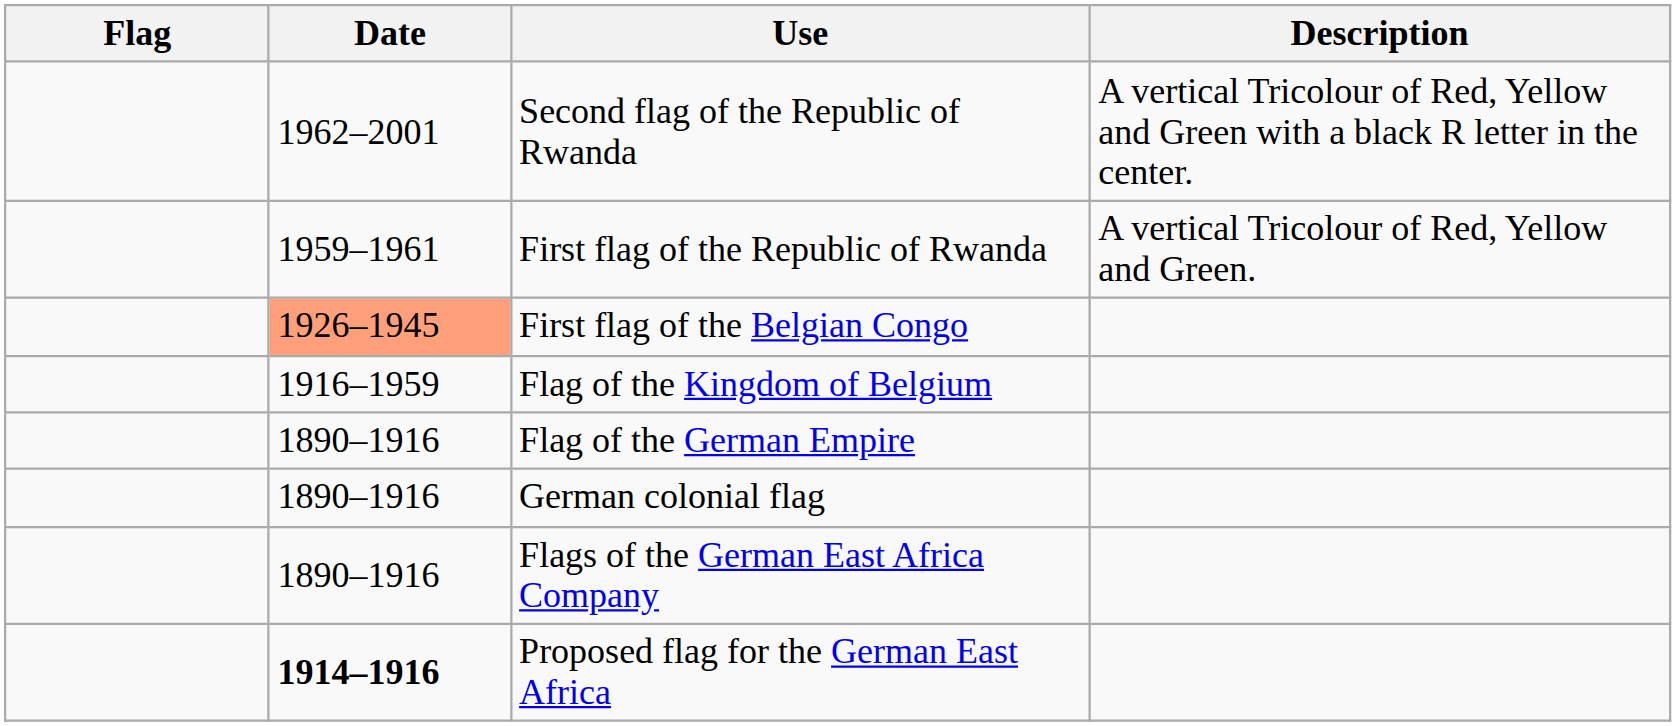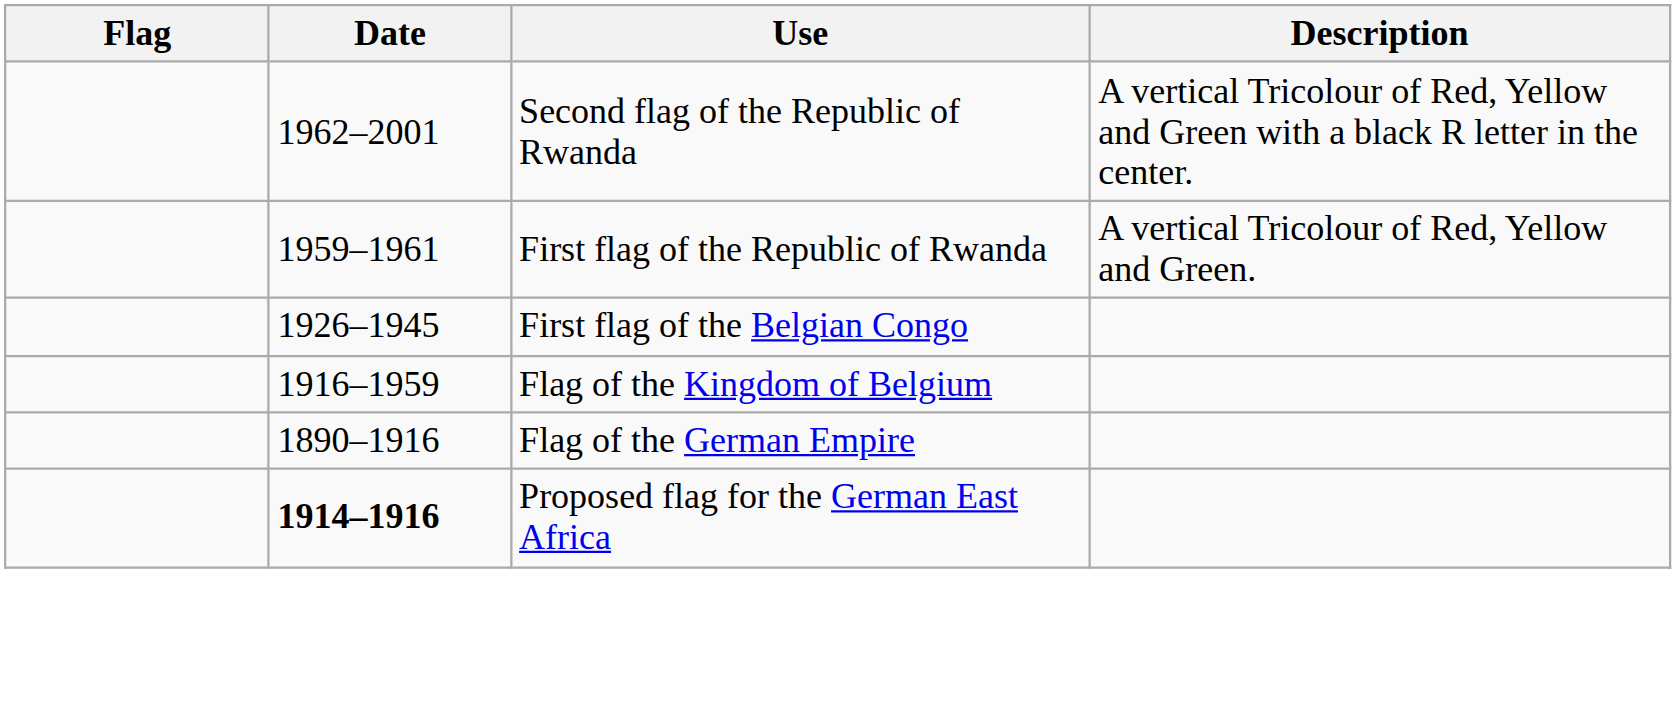(359, 325) lightsalmon background -> (359, 325) no background
- row: (672, 497)
- row: (752, 574)
